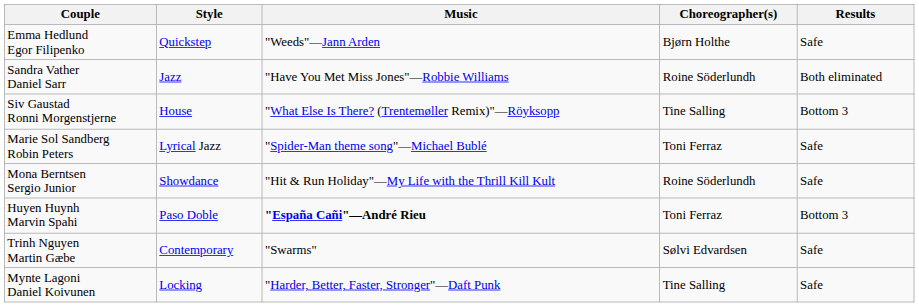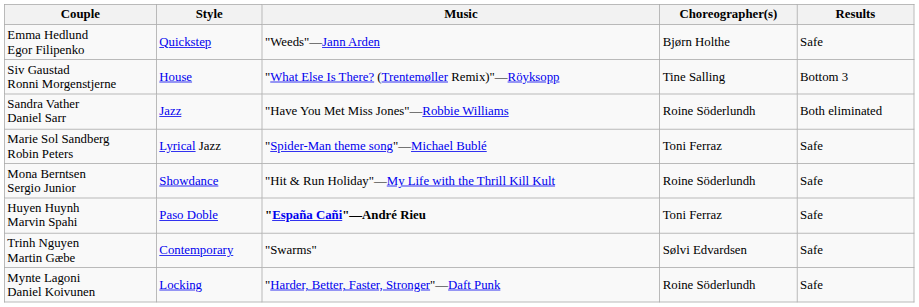rows swapped: (43, 76) <-> (62, 111)
(824, 215) Bottom 3 -> (811, 215) Safe
(694, 285) Tine Salling -> (709, 285) Roine Söderlundh
